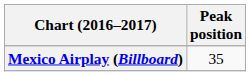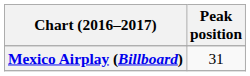(216, 58) 35 -> (216, 58) 31
